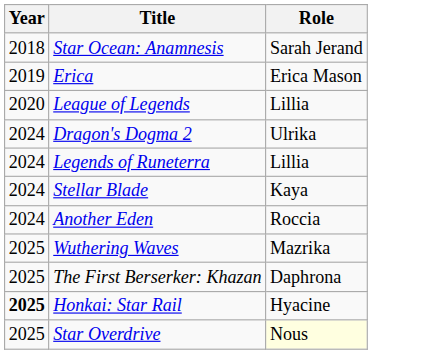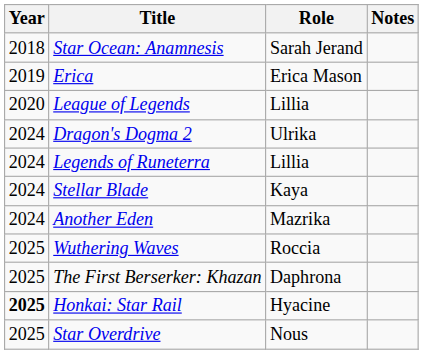+ column: (393, 18)
(295, 219) Roccia -> (300, 219) Mazrika
(300, 248) Mazrika -> (295, 248) Roccia
(289, 334) lightyellow background -> (289, 334) no background
